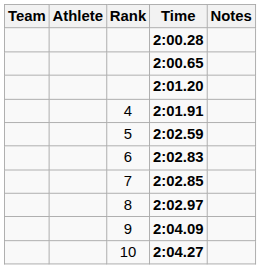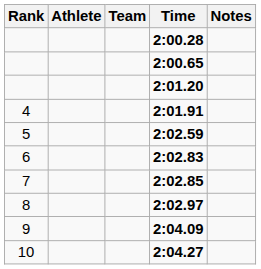columns swapped: (128, 16) <-> (27, 16)
